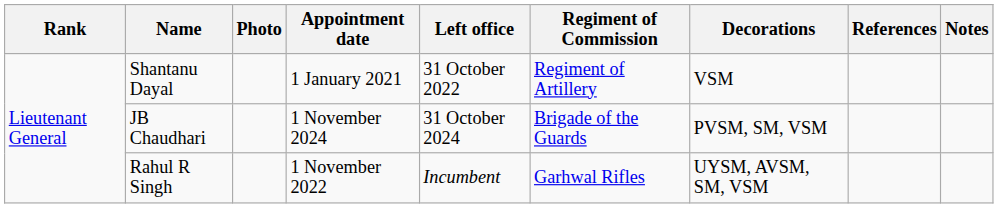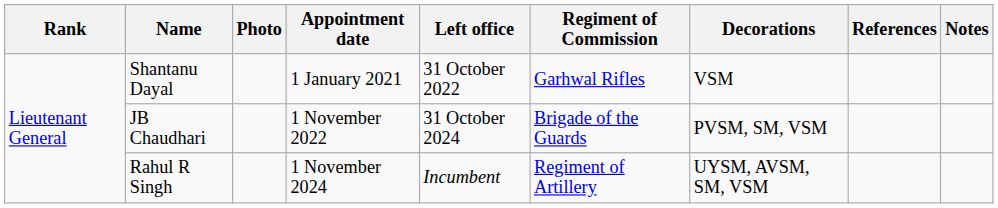(579, 78) Regiment of Artillery -> (589, 78) Garhwal Rifles
(336, 128) 1 November 2024 -> (336, 128) 1 November 2022
(336, 177) 1 November 2022 -> (336, 177) 1 November 2024
(589, 177) Garhwal Rifles -> (579, 177) Regiment of Artillery
